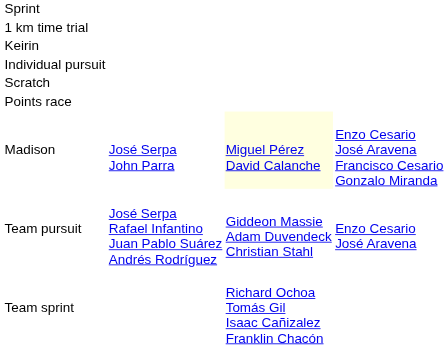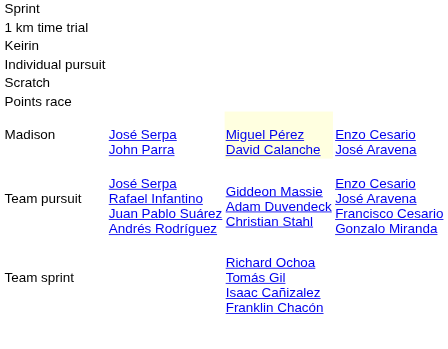(389, 157) Enzo Cesario José Aravena Francisco Cesario Gonzalo Miranda -> (376, 142) Enzo Cesario José Aravena
(376, 236) Enzo Cesario José Aravena -> (389, 206) Enzo Cesario José Aravena Francisco Cesario Gonzalo Miranda
